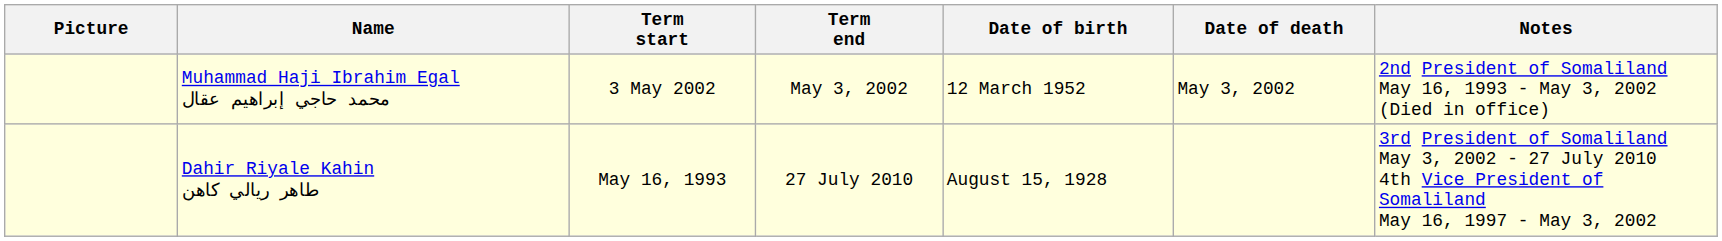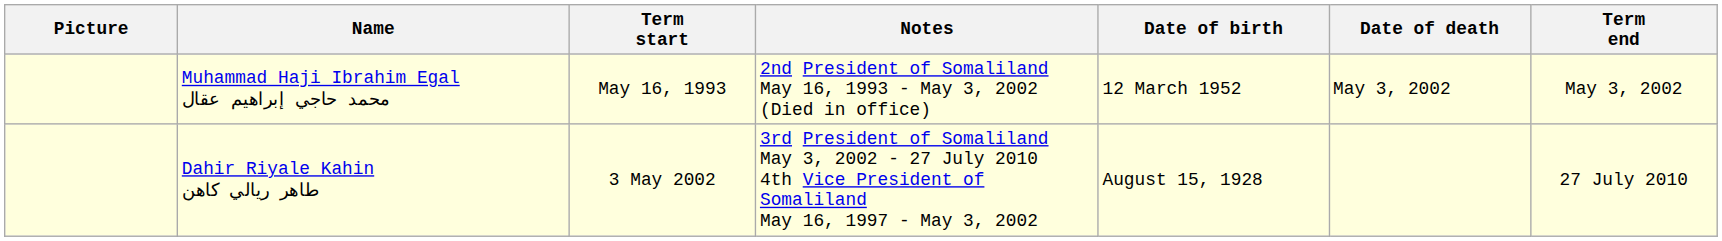columns swapped: (849, 29) <-> (1546, 29)
(662, 89) 3 May 2002 -> (662, 89) May 16, 1993
(662, 180) May 16, 1993 -> (662, 180) 3 May 2002
